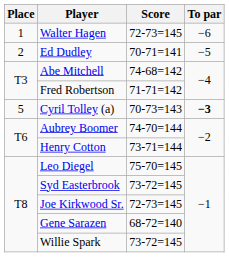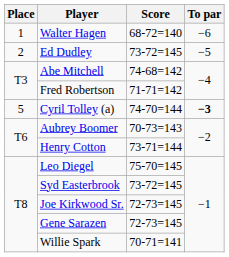(156, 33) 72-73=145 -> (156, 33) 68-72=140
(156, 52) 70-71=141 -> (156, 52) 73-72=145
(156, 109) 70-73=143 -> (156, 109) 74-70=144
(156, 128) 74-70=144 -> (156, 128) 70-73=143
(156, 223) 68-72=140 -> (156, 223) 72-73=145
(156, 242) 73-72=145 -> (156, 242) 70-71=141
